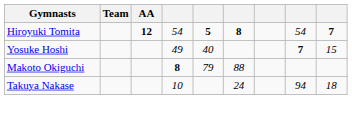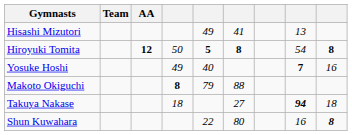+ row: (44, 31)
(177, 31) 54 -> (177, 49) 50
(331, 31) 7 -> (331, 49) 8
(331, 49) 15 -> (331, 67) 16
(177, 85) 10 -> (177, 103) 18
(239, 85) 24 -> (239, 103) 27
(300, 85) normal -> (300, 103) bold
+ row: (42, 121)
